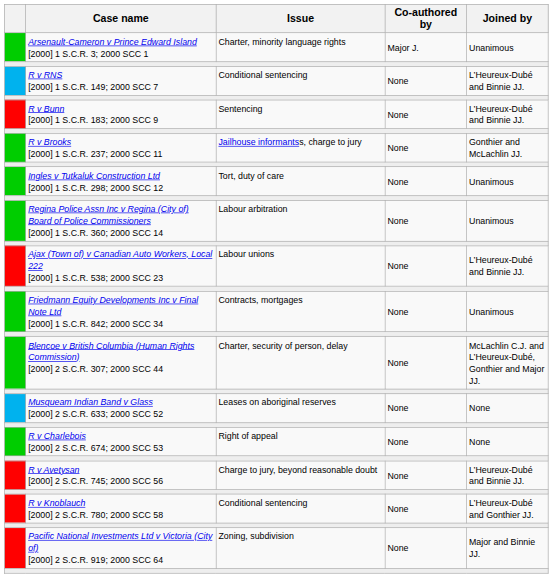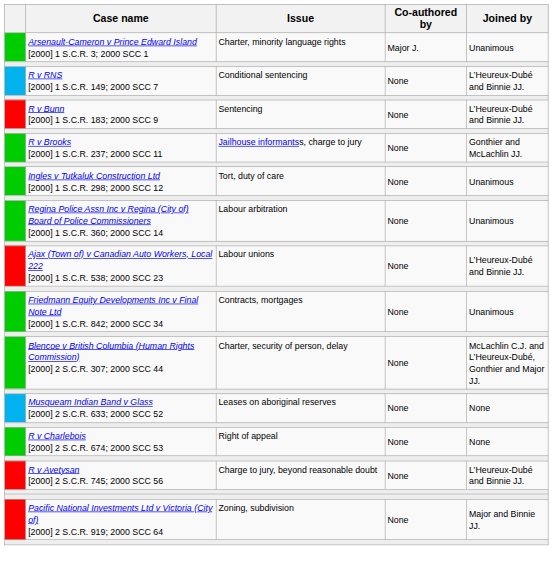- row: (96, 509)
